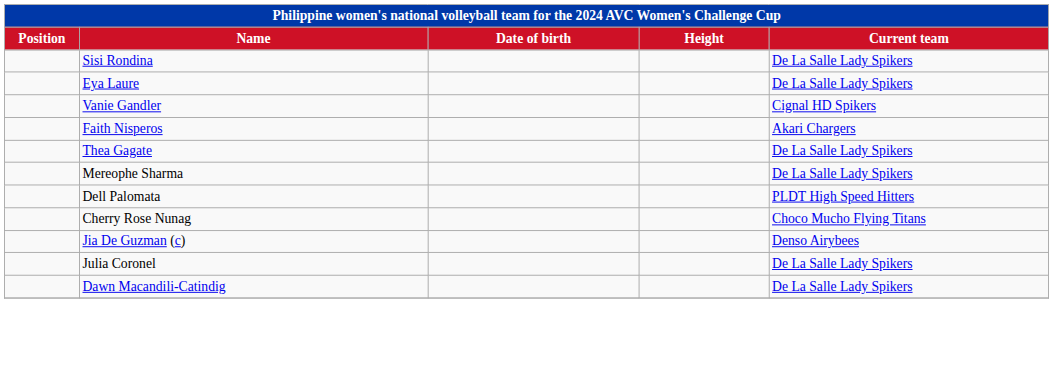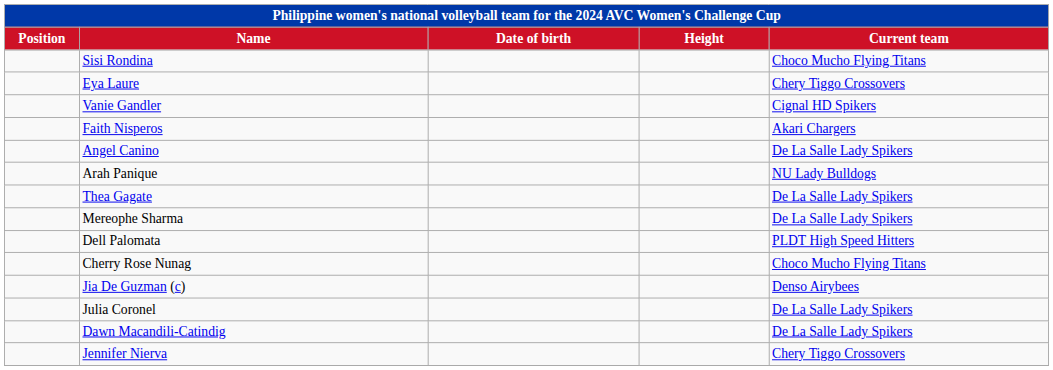(842, 61) De La Salle Lady Spikers -> (849, 61) Choco Mucho Flying Titans
(842, 83) De La Salle Lady Spikers -> (839, 83) Chery Tiggo Crossovers
+ row: (121, 151)
+ row: (120, 174)
+ row: (125, 354)
